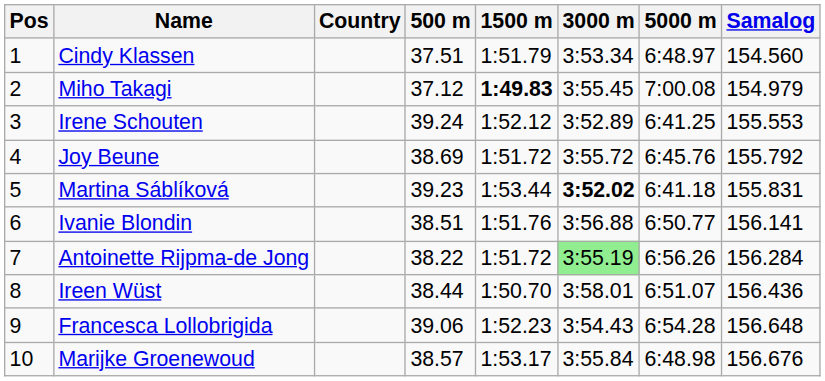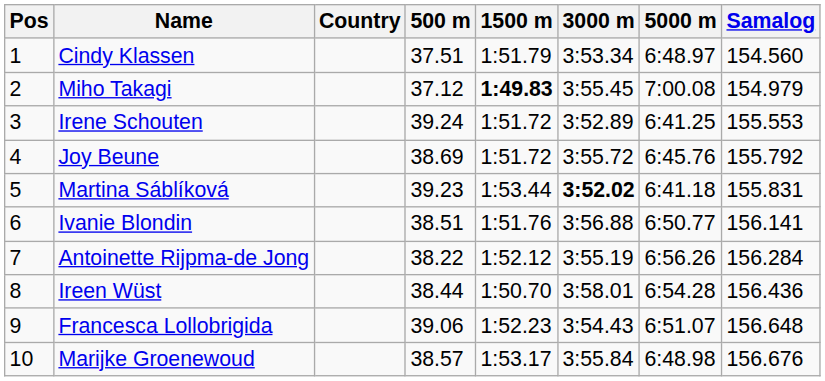(516, 122) 1:52.12 -> (516, 122) 1:51.72
(516, 257) 1:51.72 -> (516, 257) 1:52.12
(598, 257) lightgreen background -> (598, 257) no background
(680, 291) 6:51.07 -> (680, 291) 6:54.28
(680, 325) 6:54.28 -> (680, 325) 6:51.07
